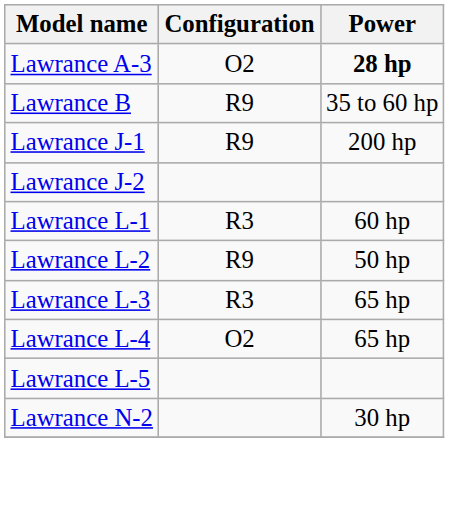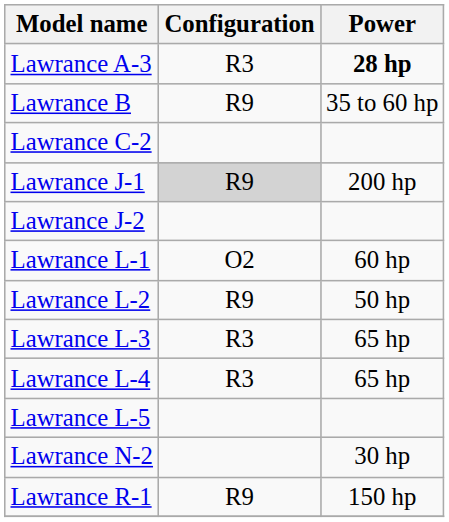(240, 63) O2 -> (240, 63) R3
+ row: (81, 142)
(240, 142) no background -> (240, 181) lightgrey background
(240, 220) R3 -> (240, 260) O2
(240, 338) O2 -> (240, 378) R3
+ row: (81, 496)
